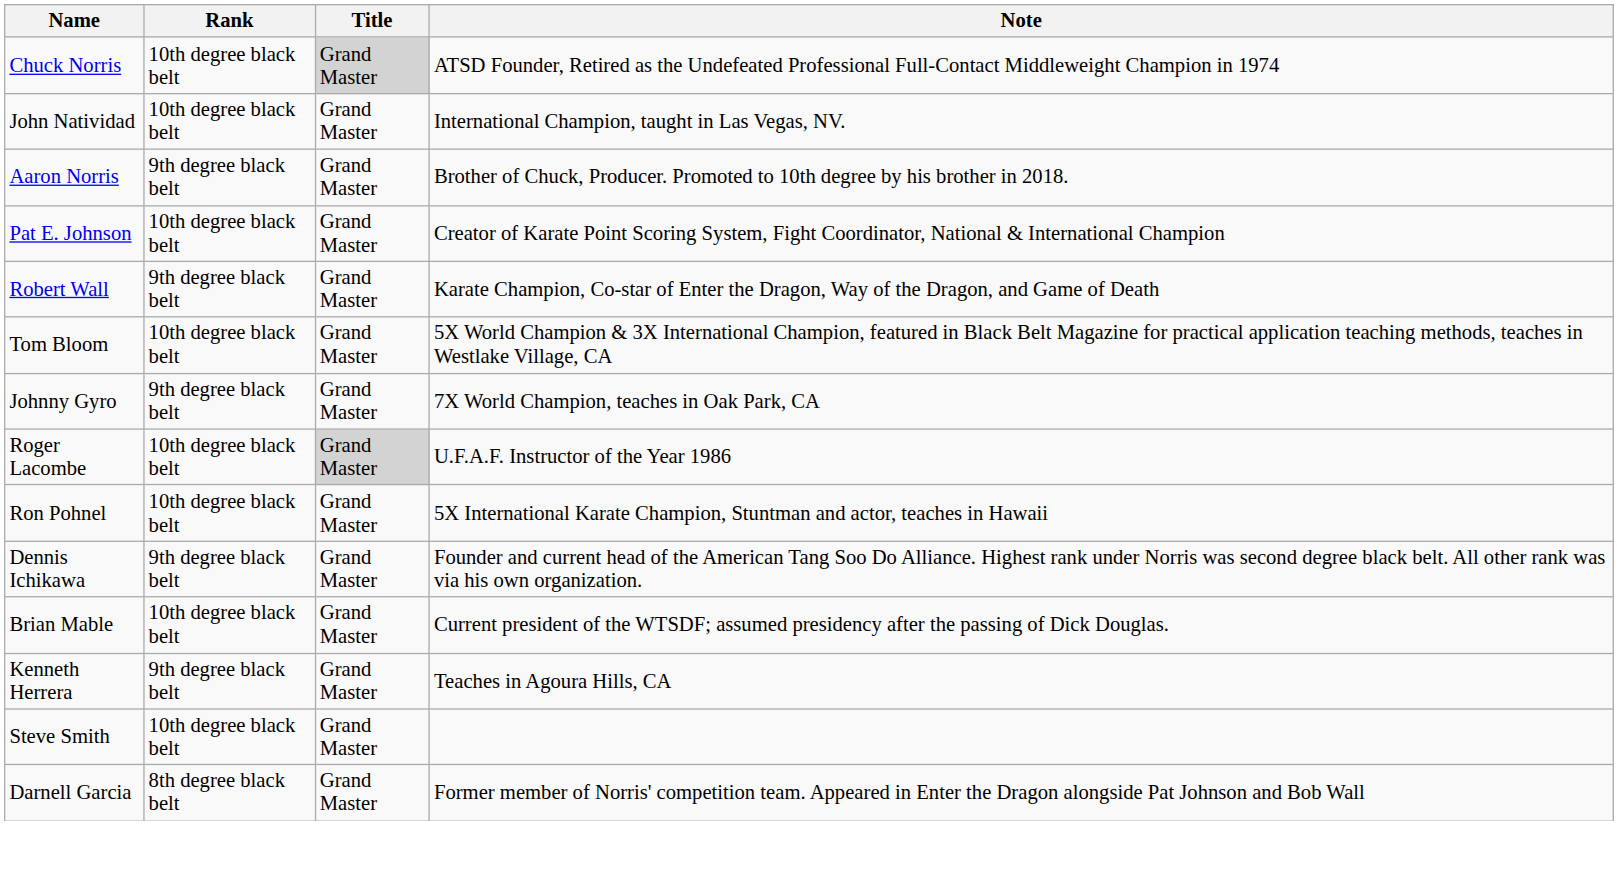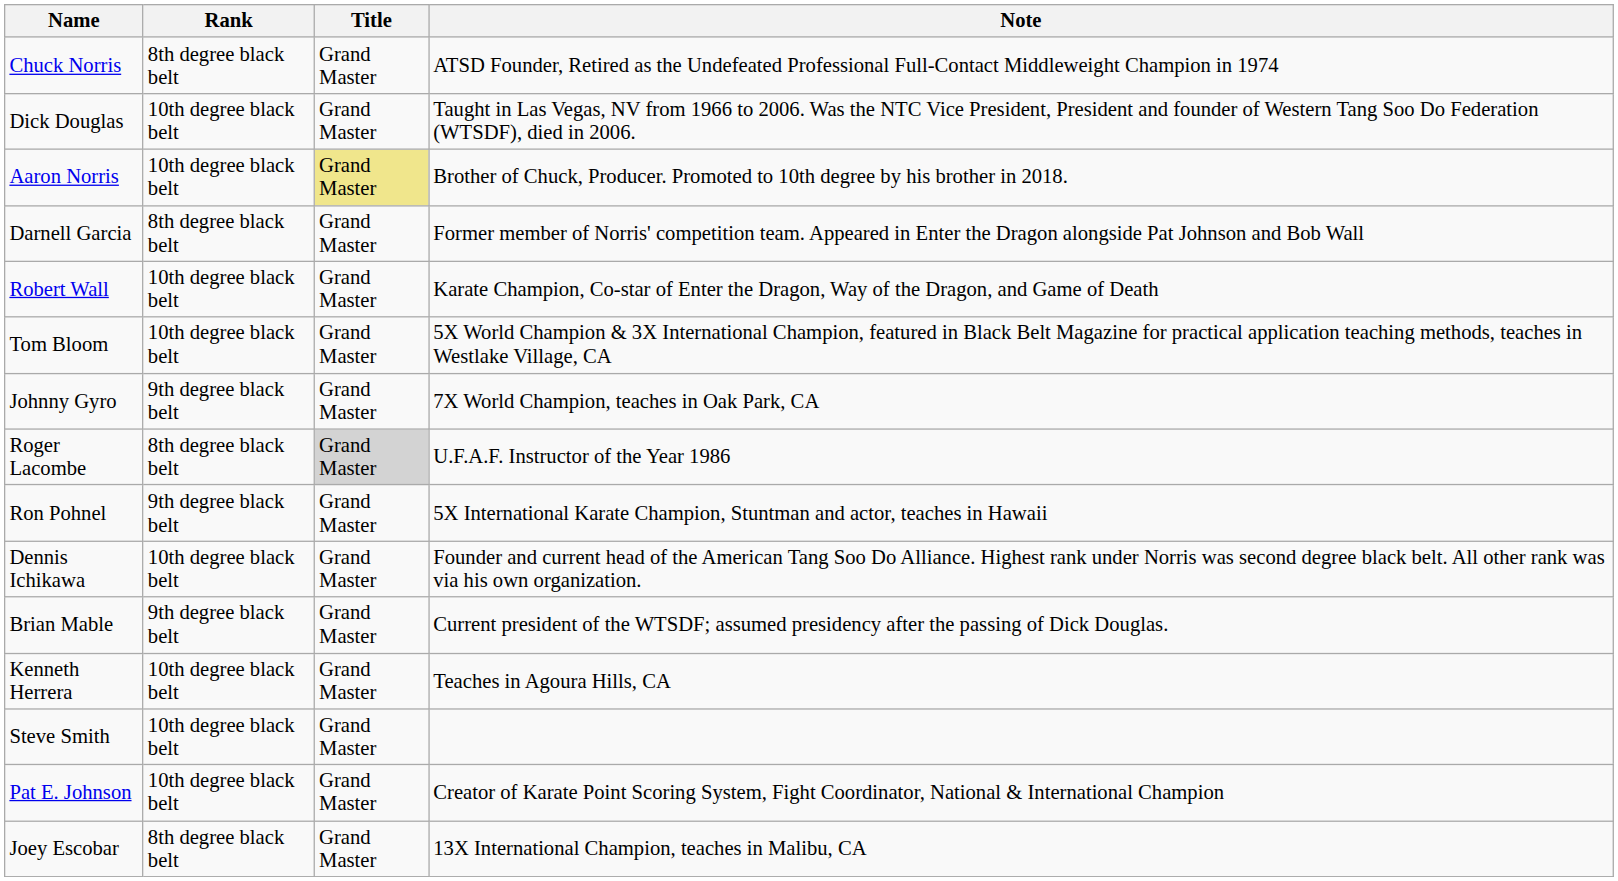(222, 65) 10th degree black belt -> (216, 65) 8th degree black belt
(348, 65) lightgrey background -> (348, 65) no background
+ row: (66, 121)
- row: (72, 121)
(217, 177) 9th degree black belt -> (221, 177) 10th degree black belt
(348, 177) no background -> (348, 177) khaki background
rows swapped: (70, 233) <-> (70, 792)
(217, 289) 9th degree black belt -> (221, 289) 10th degree black belt
(222, 456) 10th degree black belt -> (216, 456) 8th degree black belt
(222, 512) 10th degree black belt -> (216, 512) 9th degree black belt
(217, 568) 9th degree black belt -> (221, 568) 10th degree black belt
(222, 624) 10th degree black belt -> (216, 624) 9th degree black belt
(217, 680) 9th degree black belt -> (221, 680) 10th degree black belt
+ row: (64, 848)
